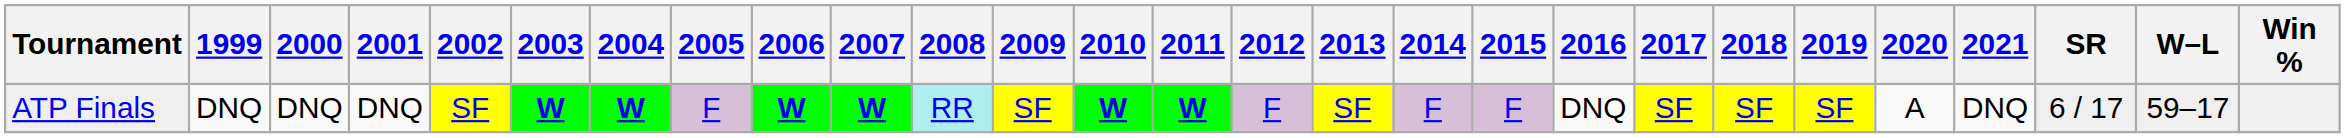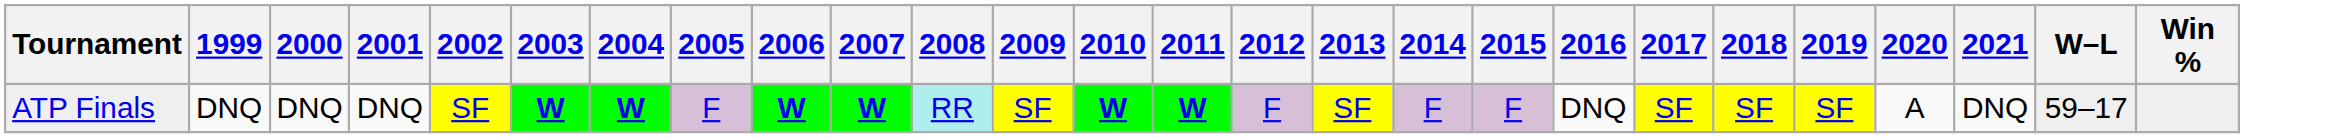- column: (2086, 45)
